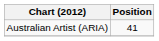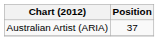(132, 28) 41 -> (132, 28) 37
